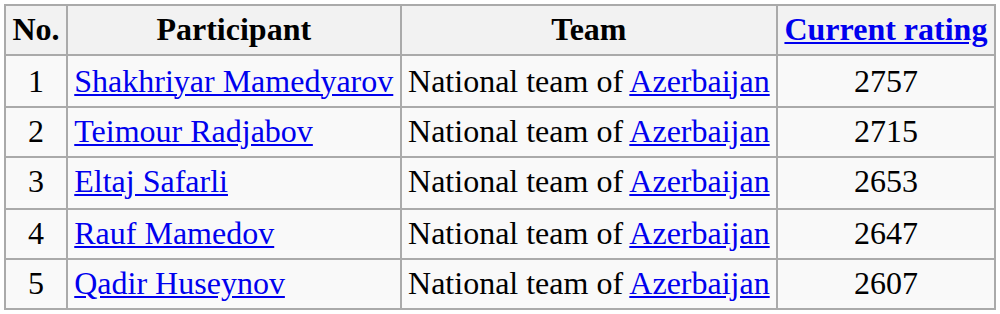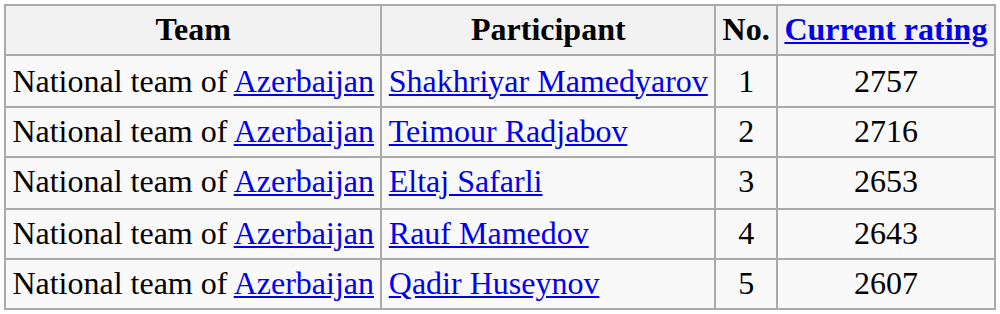columns swapped: (36, 29) <-> (589, 29)
(886, 131) 2715 -> (886, 131) 2716
(886, 232) 2647 -> (886, 232) 2643
